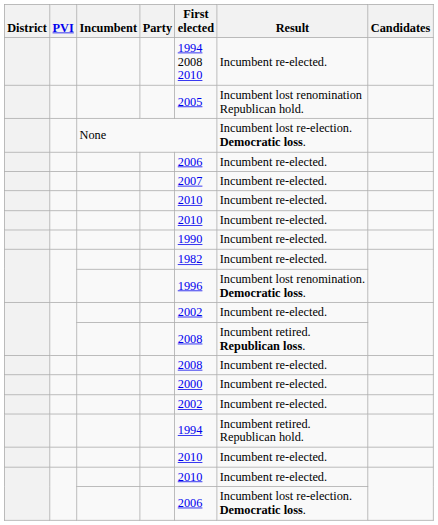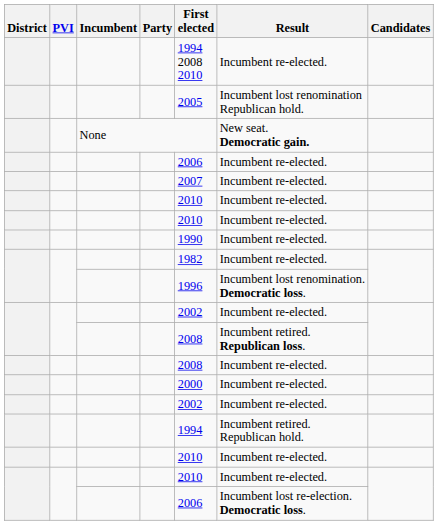(286, 135) Incumbent lost re-election. Democratic loss. -> (265, 135) New seat. Democratic gain.
